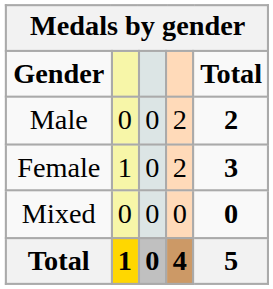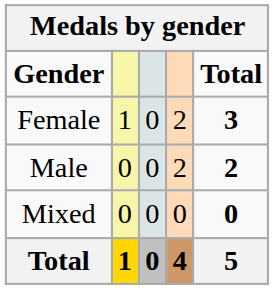rows swapped: (59, 120) <-> (59, 167)
